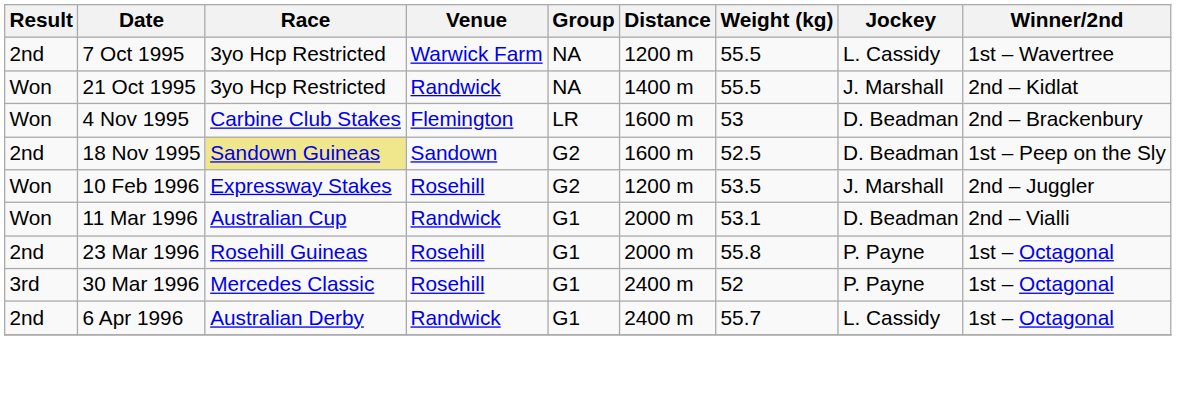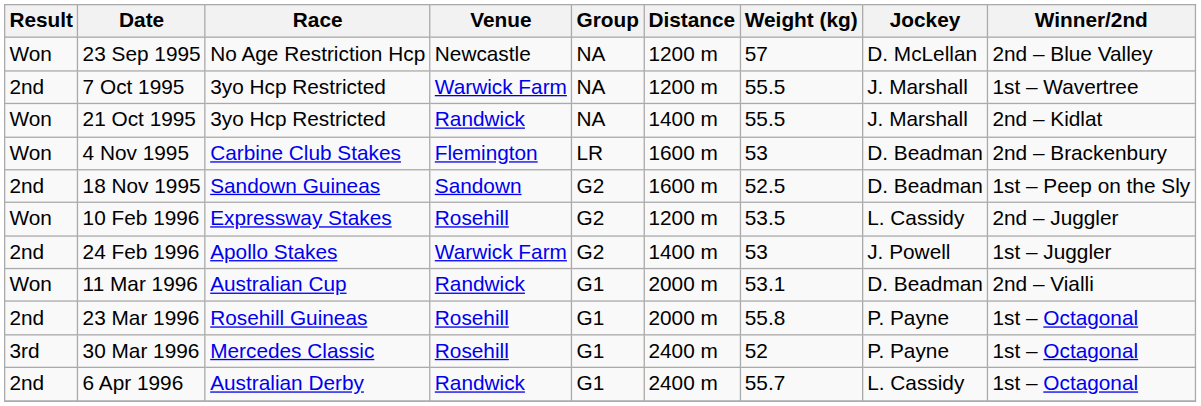+ row: (142, 53)
(892, 53) L. Cassidy -> (918, 86) J. Marshall
(295, 152) khaki background -> (295, 185) no background
(893, 185) J. Marshall -> (916, 218) L. Cassidy
+ row: (141, 251)
